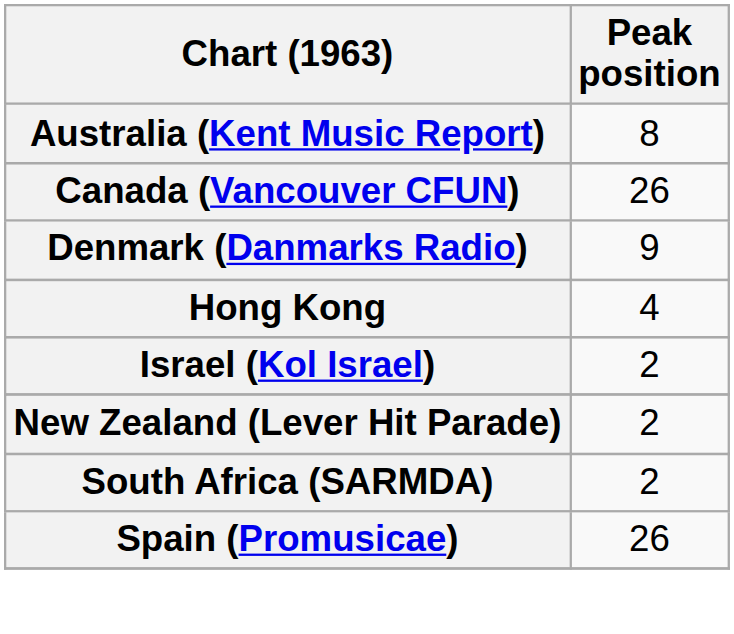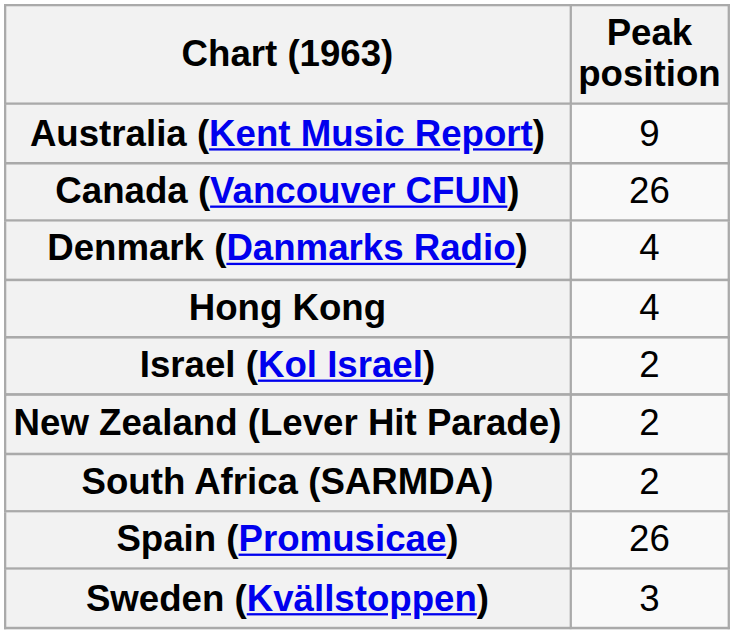(649, 132) 8 -> (649, 132) 9
(649, 249) 9 -> (649, 249) 4
+ row: (287, 597)
